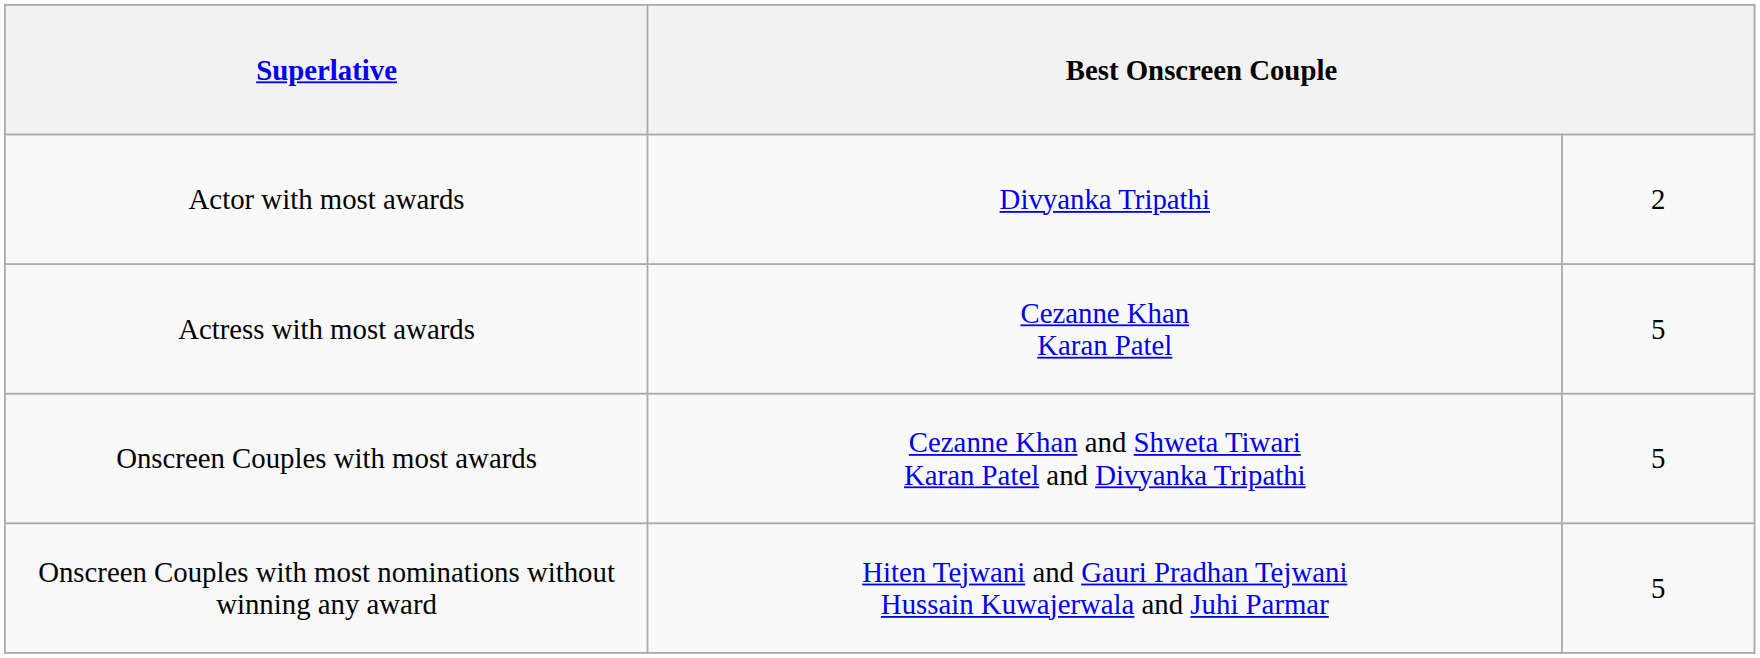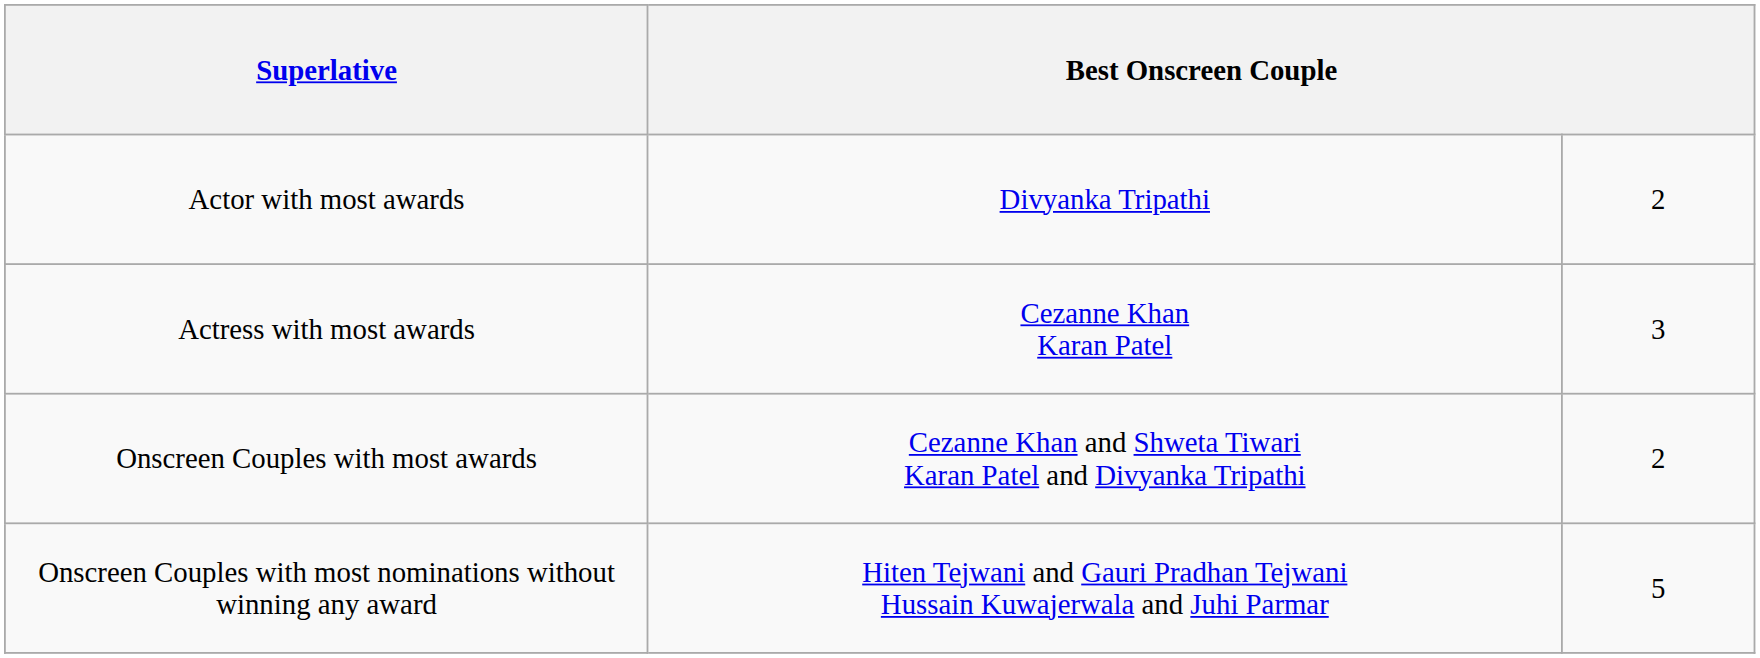(1658, 328) 5 -> (1658, 328) 3
(1658, 458) 5 -> (1658, 458) 2
